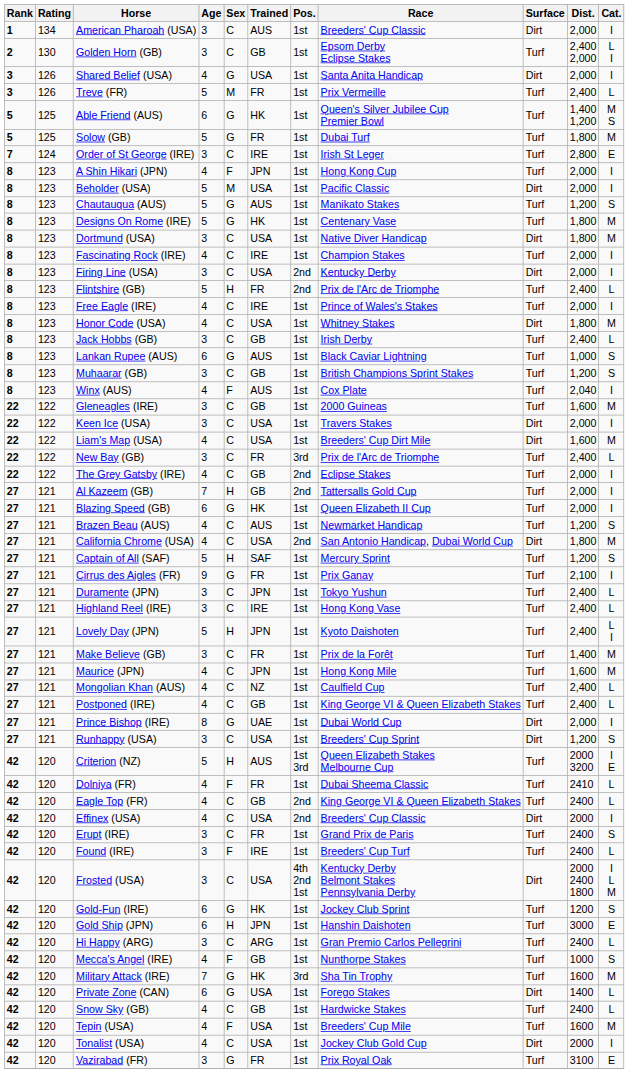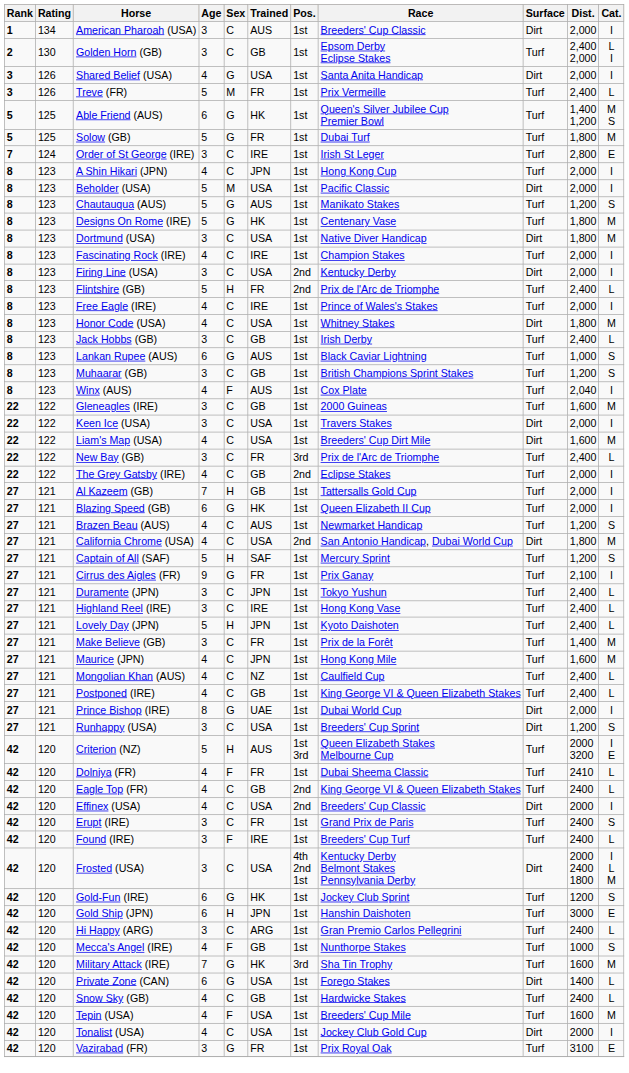(230, 172) F -> (230, 172) C
(302, 491) 2nd -> (300, 491) 1st
(611, 632) L I -> (611, 626) L
